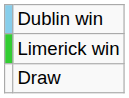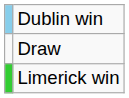rows swapped: (68, 48) <-> (39, 78)
